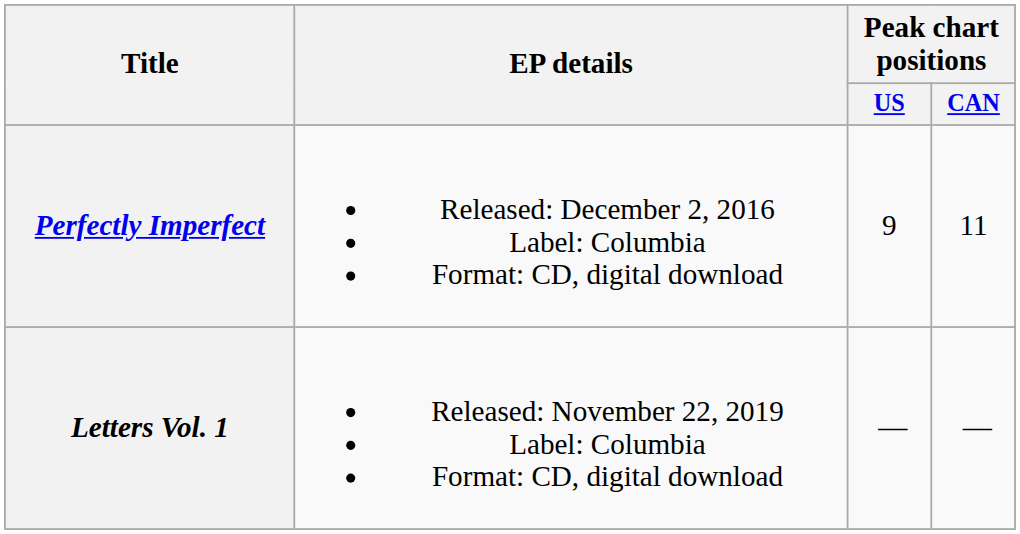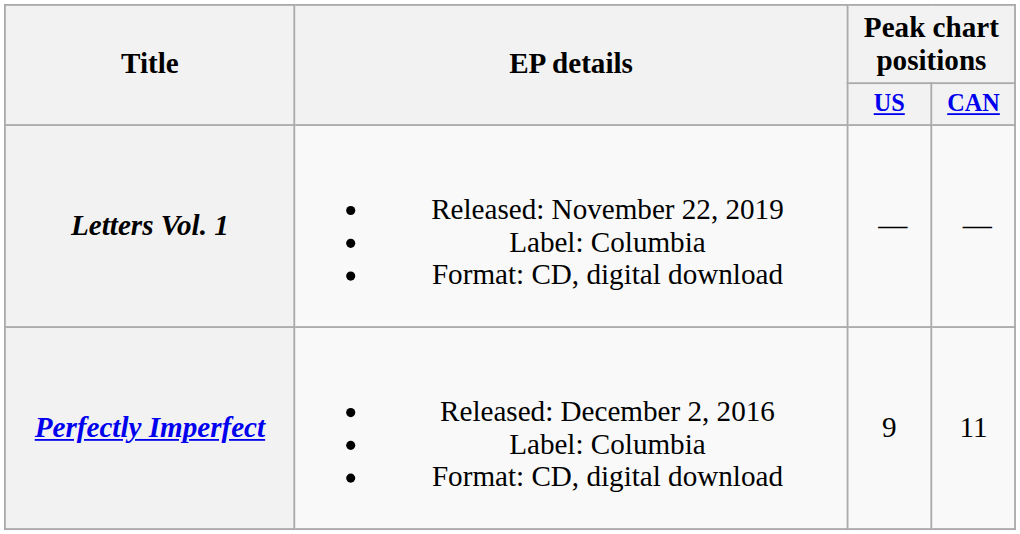rows swapped: (150, 225) <-> (150, 428)
